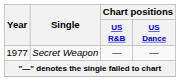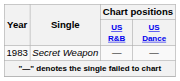(17, 53) 1977 -> (17, 53) 1983
